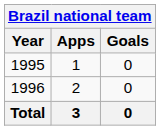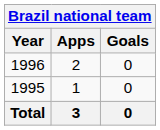rows swapped: (28, 64) <-> (28, 88)
